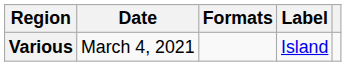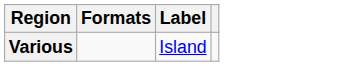- column: (138, 18)
